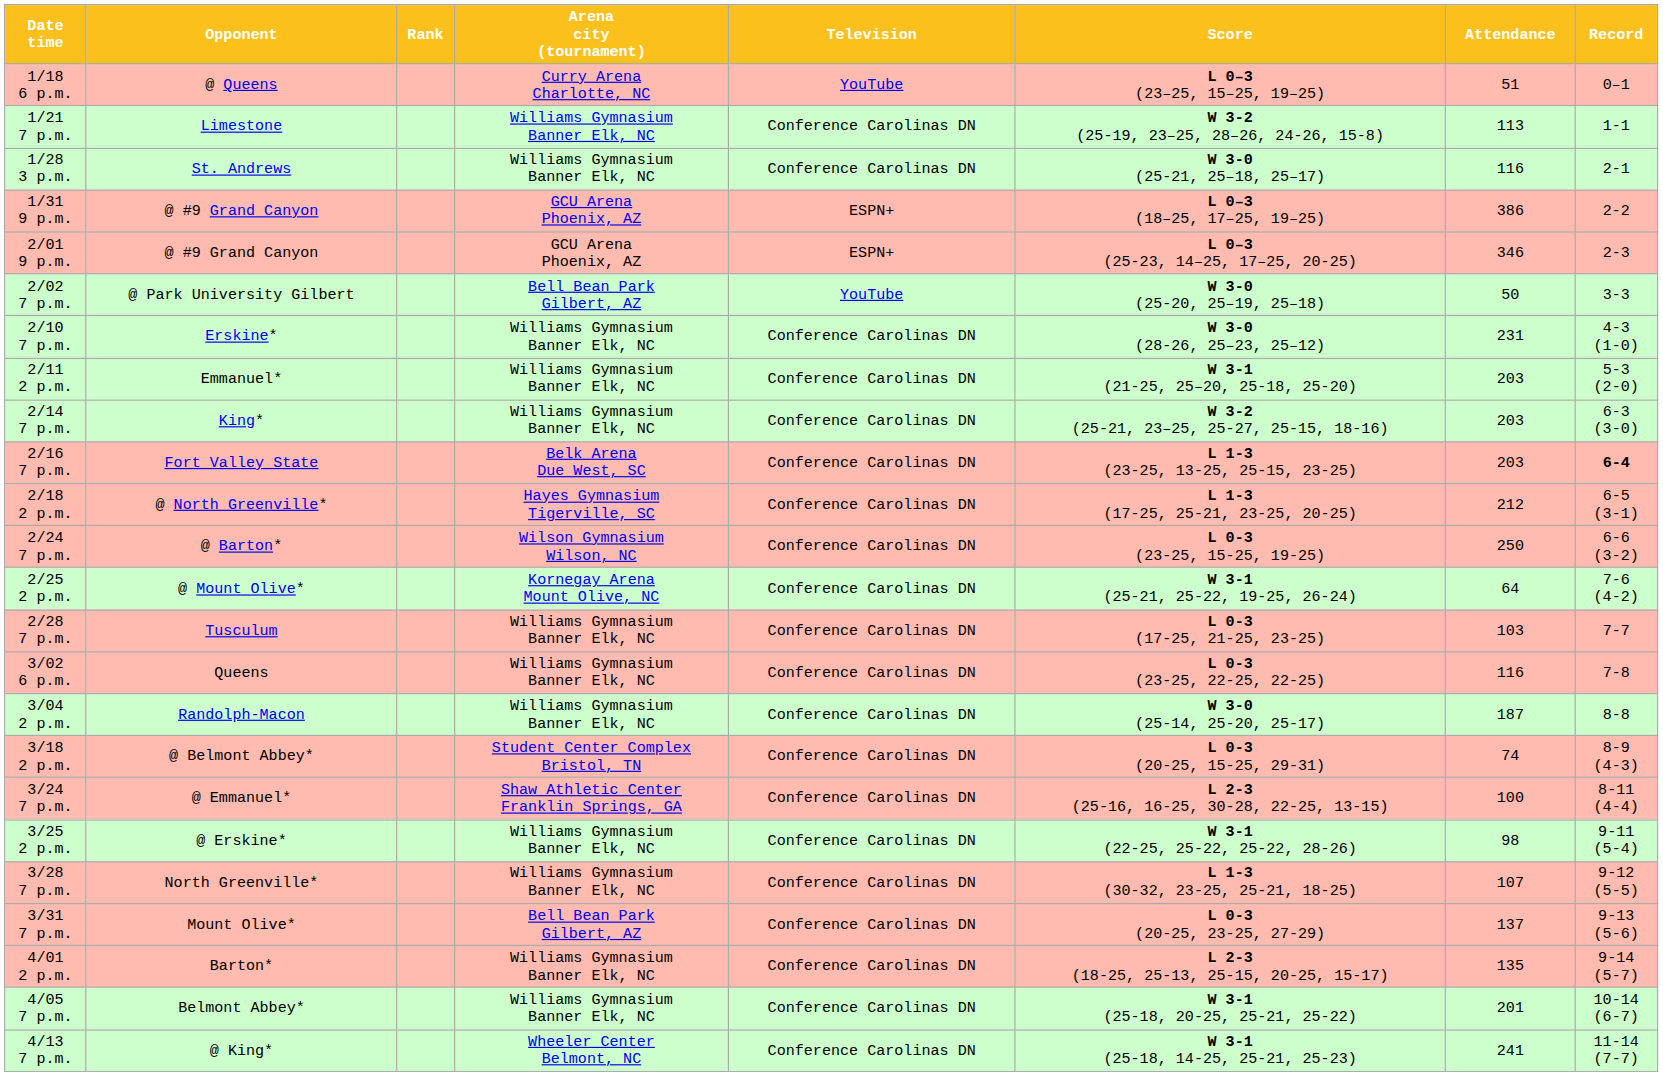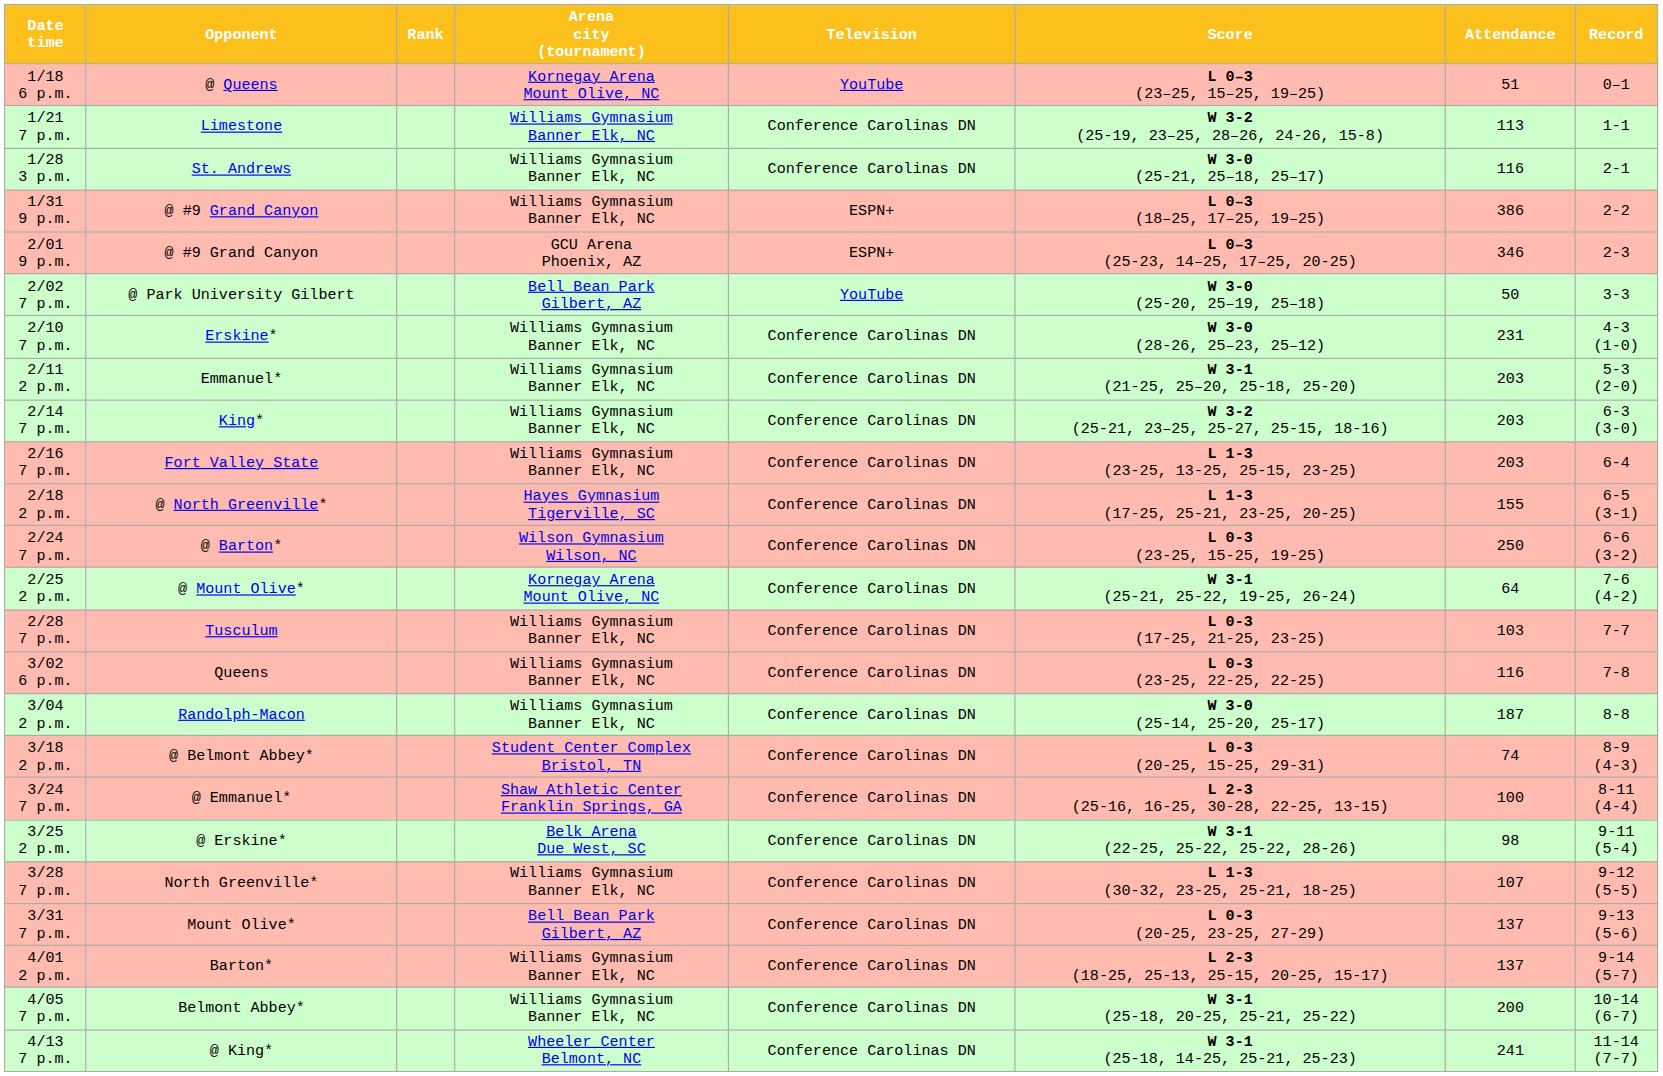(591, 85) Curry Arena Charlotte, NC -> (591, 85) Kornegay Arena Mount Olive, NC
(591, 211) GCU Arena Phoenix, AZ -> (591, 211) Williams Gymnasium Banner Elk, NC
(591, 463) Belk Arena Due West, SC -> (591, 463) Williams Gymnasium Banner Elk, NC
(1616, 463) bold -> (1616, 463) normal
(1510, 505) 212 -> (1510, 505) 155
(591, 841) Williams Gymnasium Banner Elk, NC -> (591, 841) Belk Arena Due West, SC
(1510, 966) 135 -> (1510, 966) 137
(1510, 1008) 201 -> (1510, 1008) 200
